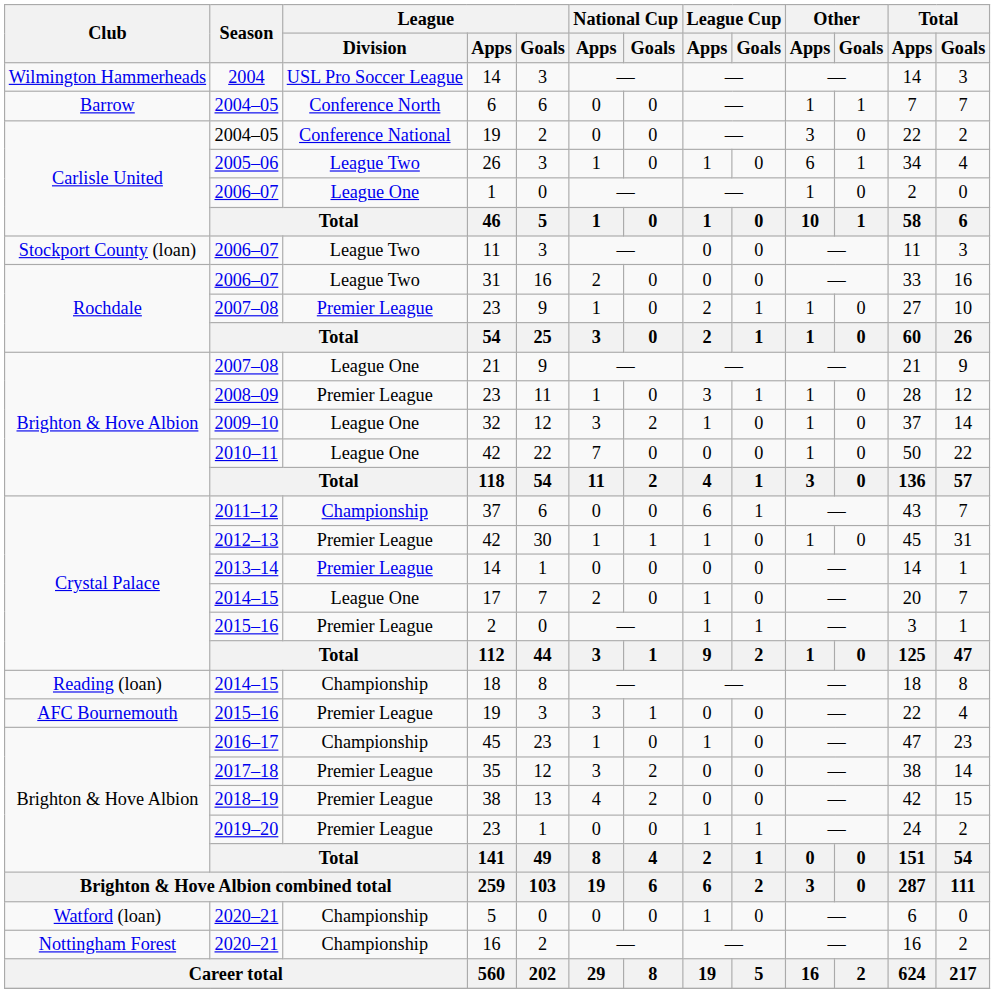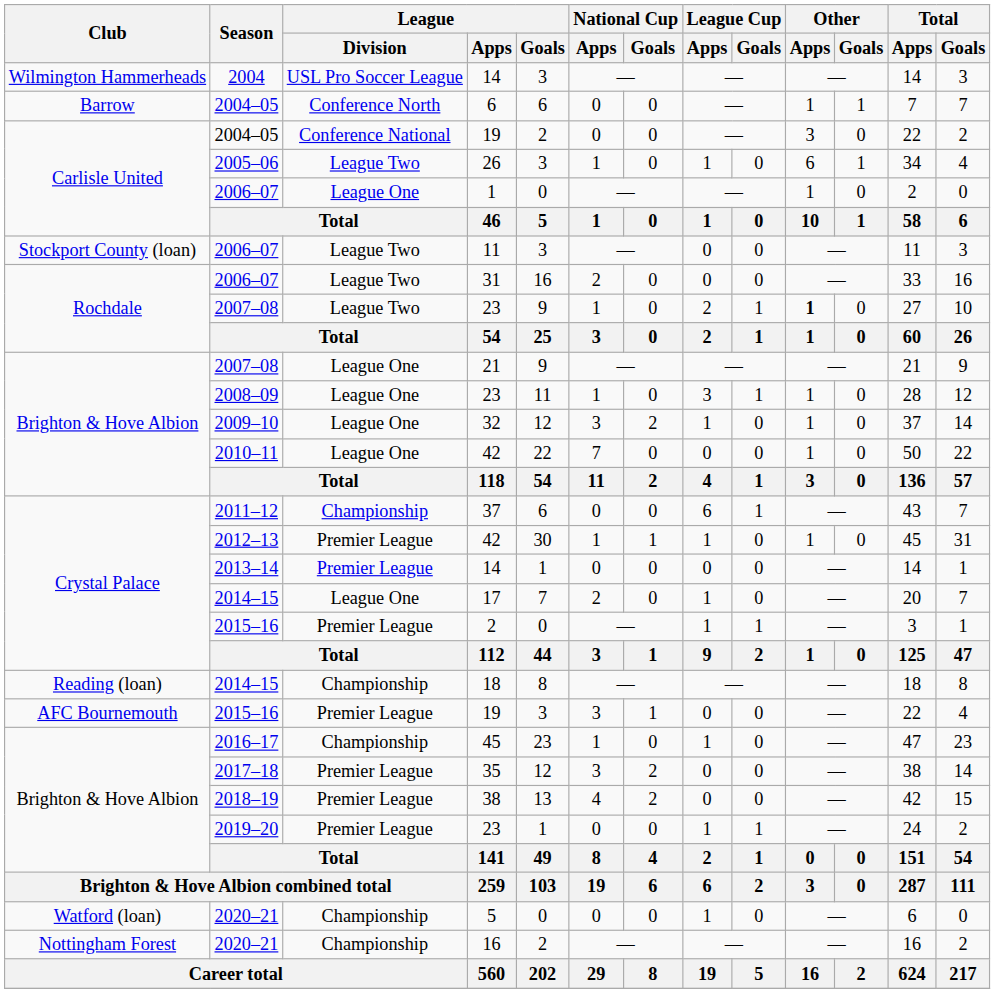(375, 308) Premier League -> (375, 308) League Two
(810, 308) normal -> (810, 308) bold
(375, 395) Premier League -> (375, 395) League One
